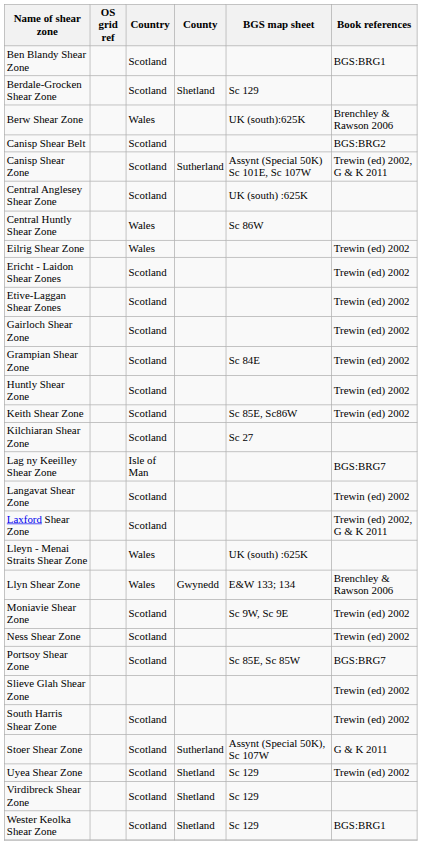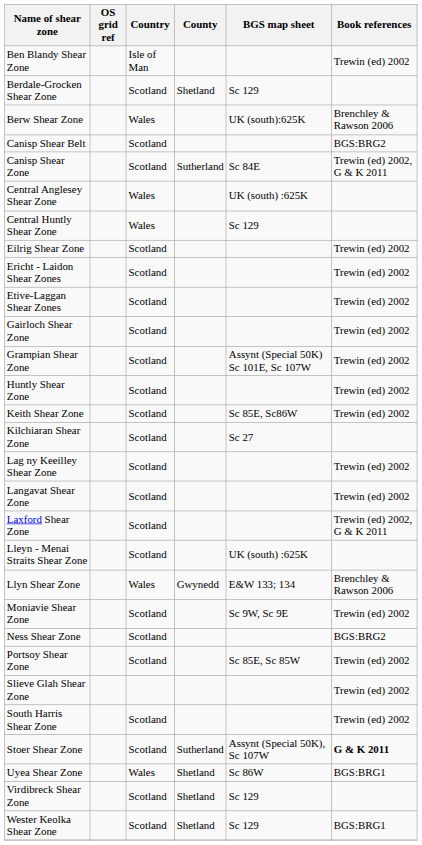(148, 60) Scotland -> (142, 60) Isle of Man
(360, 60) BGS:BRG1 -> (372, 60) Trewin (ed) 2002
(276, 166) Assynt (Special 50K) Sc 101E, Sc 107W -> (244, 166) Sc 84E
(148, 196) Scotland -> (142, 196) Wales
(246, 225) Sc 86W -> (244, 225) Sc 129
(142, 249) Wales -> (148, 249) Scotland
(244, 360) Sc 84E -> (276, 360) Assynt (Special 50K) Sc 101E, Sc 107W
(142, 466) Isle of Man -> (148, 466) Scotland
(360, 466) BGS:BRG7 -> (372, 466) Trewin (ed) 2002
(142, 555) Wales -> (148, 555) Scotland
(372, 637) Trewin (ed) 2002 -> (360, 637) BGS:BRG2
(360, 660) BGS:BRG7 -> (372, 660) Trewin (ed) 2002
(361, 749) normal -> (361, 749) bold
(148, 772) Scotland -> (142, 772) Wales
(244, 772) Sc 129 -> (246, 772) Sc 86W
(372, 772) Trewin (ed) 2002 -> (360, 772) BGS:BRG1
